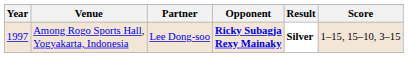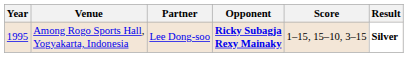columns swapped: (361, 13) <-> (301, 13)
(18, 37) 1997 -> (18, 37) 1995
